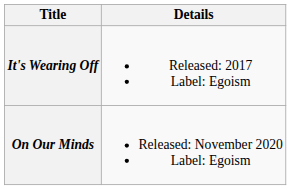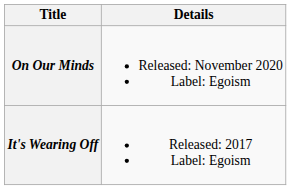rows swapped: (53, 65) <-> (53, 145)
